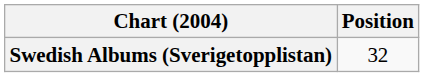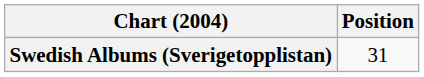(378, 54) 32 -> (378, 54) 31
